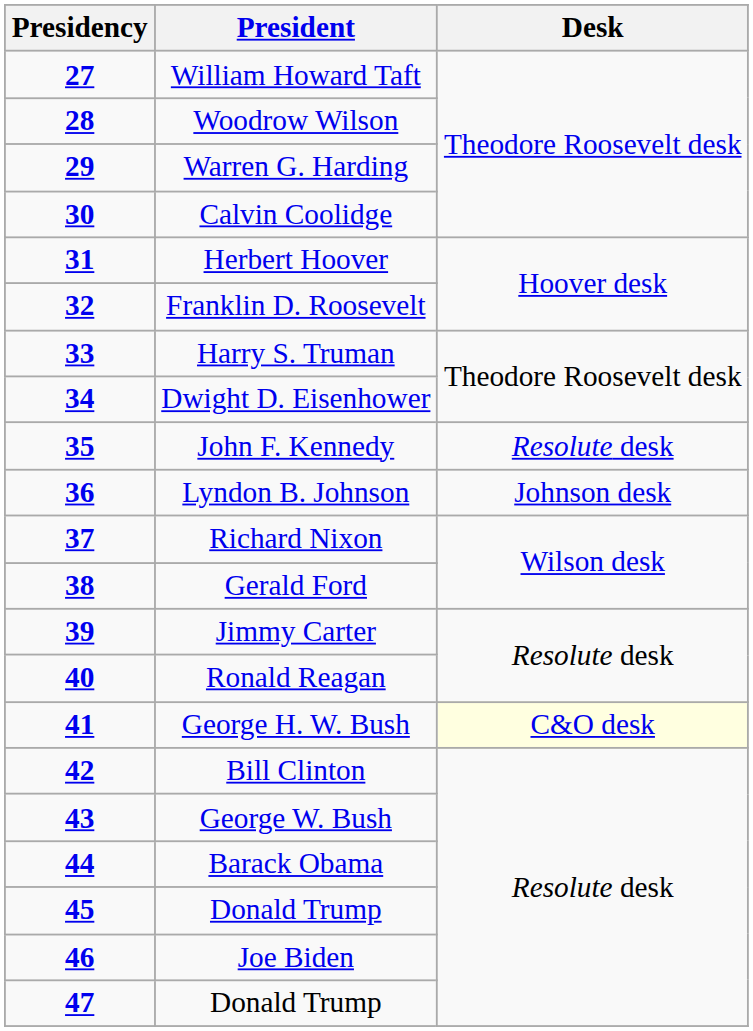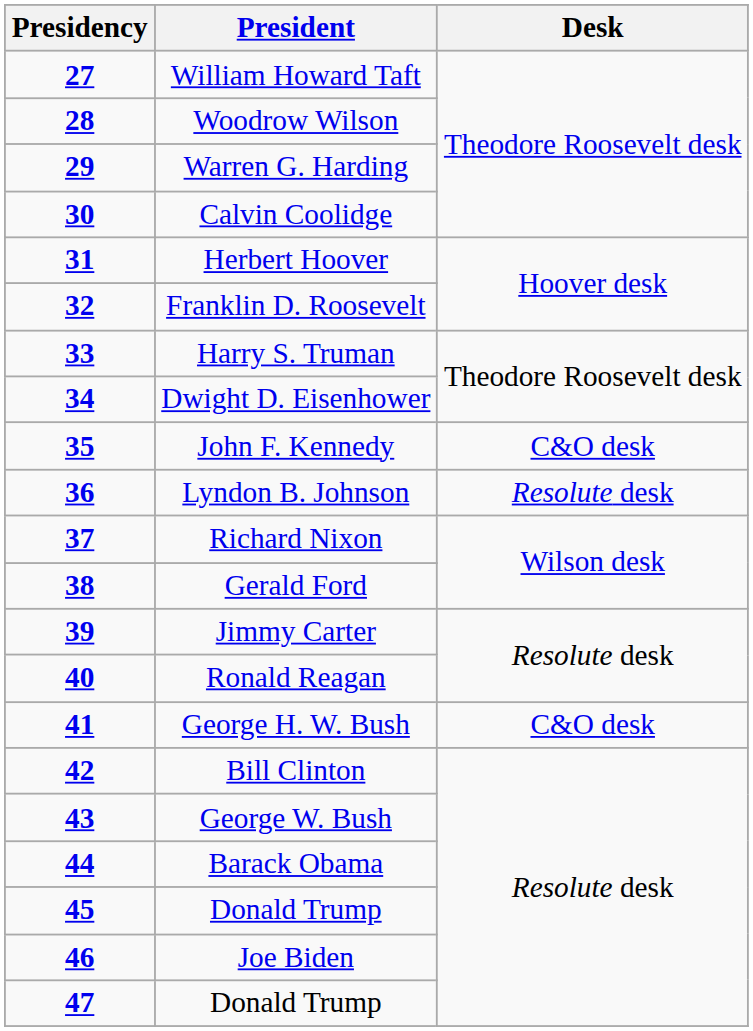(593, 445) Resolute desk -> (593, 445) C&O desk
(593, 492) Johnson desk -> (593, 492) Resolute desk
(593, 724) lightyellow background -> (593, 724) no background
